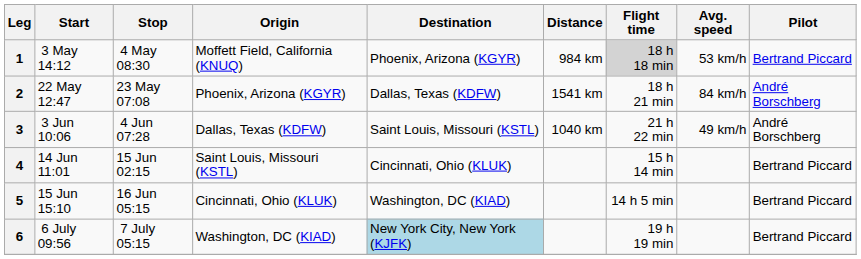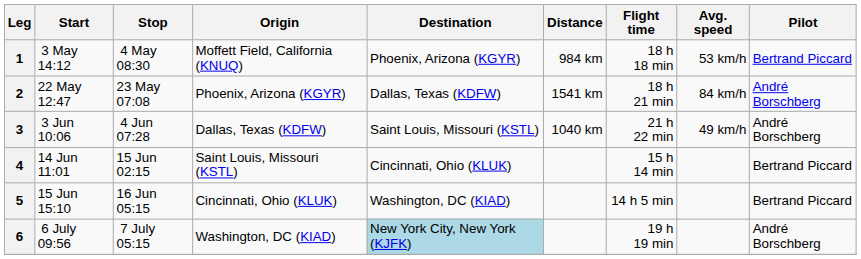(653, 58) lightgrey background -> (653, 58) no background
(802, 236) Bertrand Piccard -> (787, 236) André Borschberg
